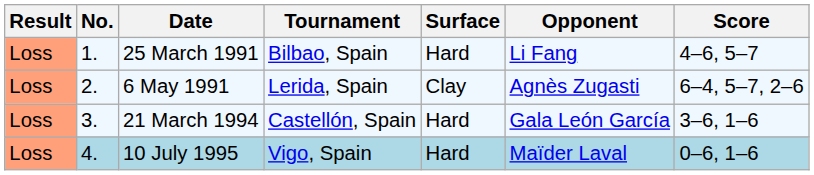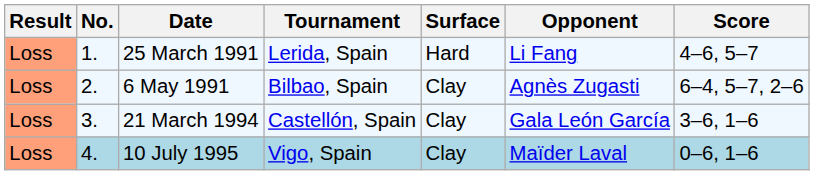(328, 53) Bilbao, Spain -> (328, 53) Lerida, Spain
(328, 86) Lerida, Spain -> (328, 86) Bilbao, Spain
(448, 119) Hard -> (446, 119) Clay
(448, 152) Hard -> (446, 152) Clay
